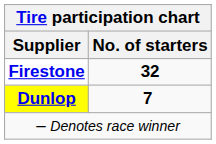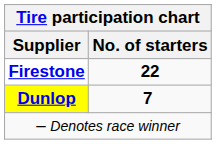(150, 71) 32 -> (150, 71) 22
